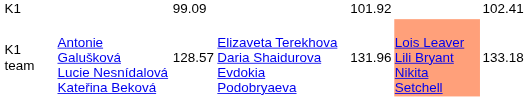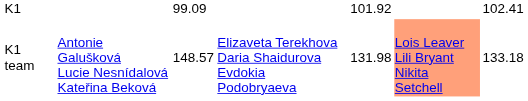(193, 57) 128.57 -> (193, 57) 148.57
(371, 57) 131.96 -> (371, 57) 131.98
